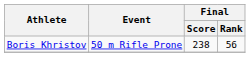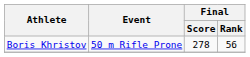(201, 44) 238 -> (201, 44) 278
